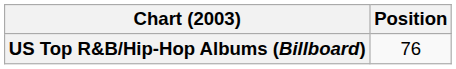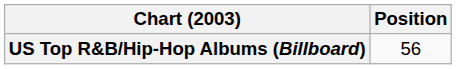(411, 48) 76 -> (411, 48) 56
